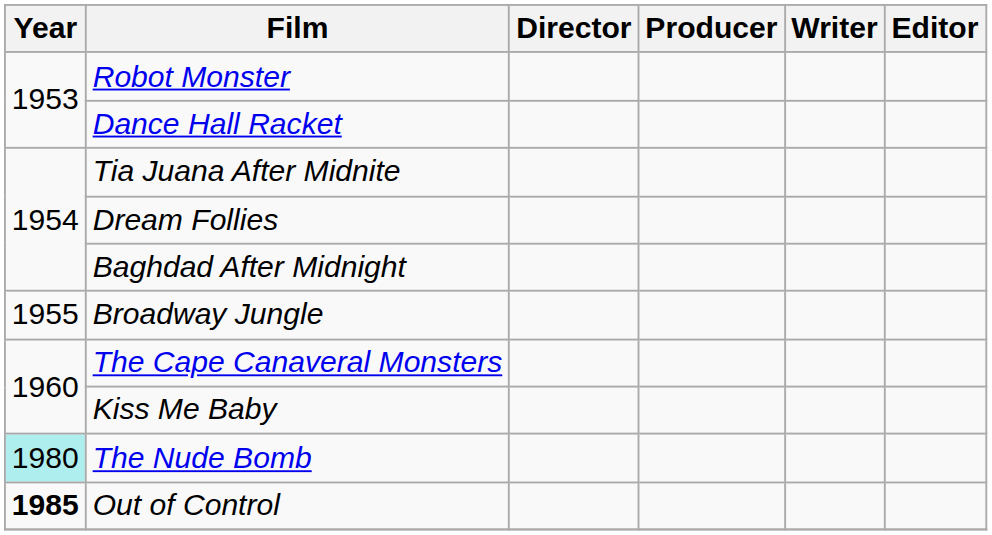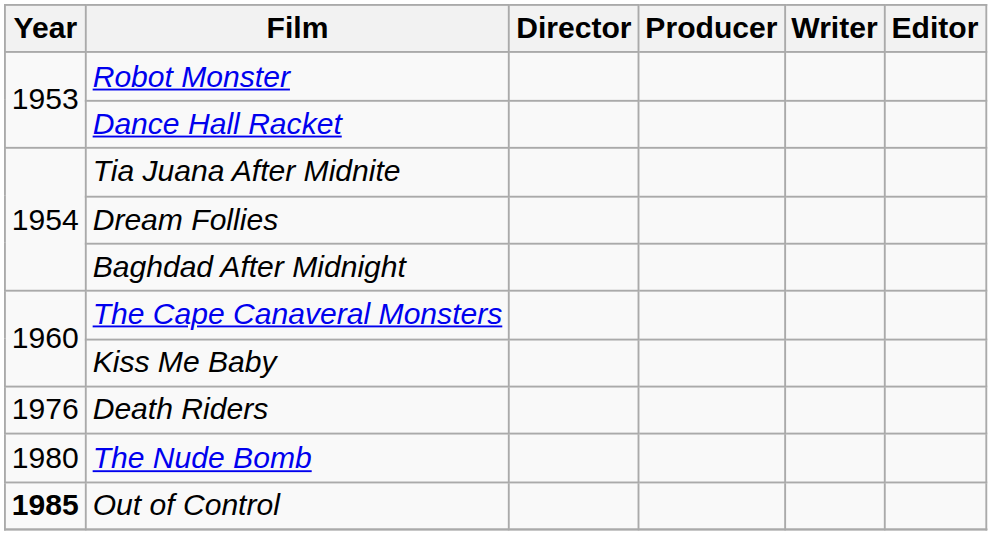- row: (208, 314)
+ row: (180, 409)
(45, 457) paleturquoise background -> (45, 457) no background
